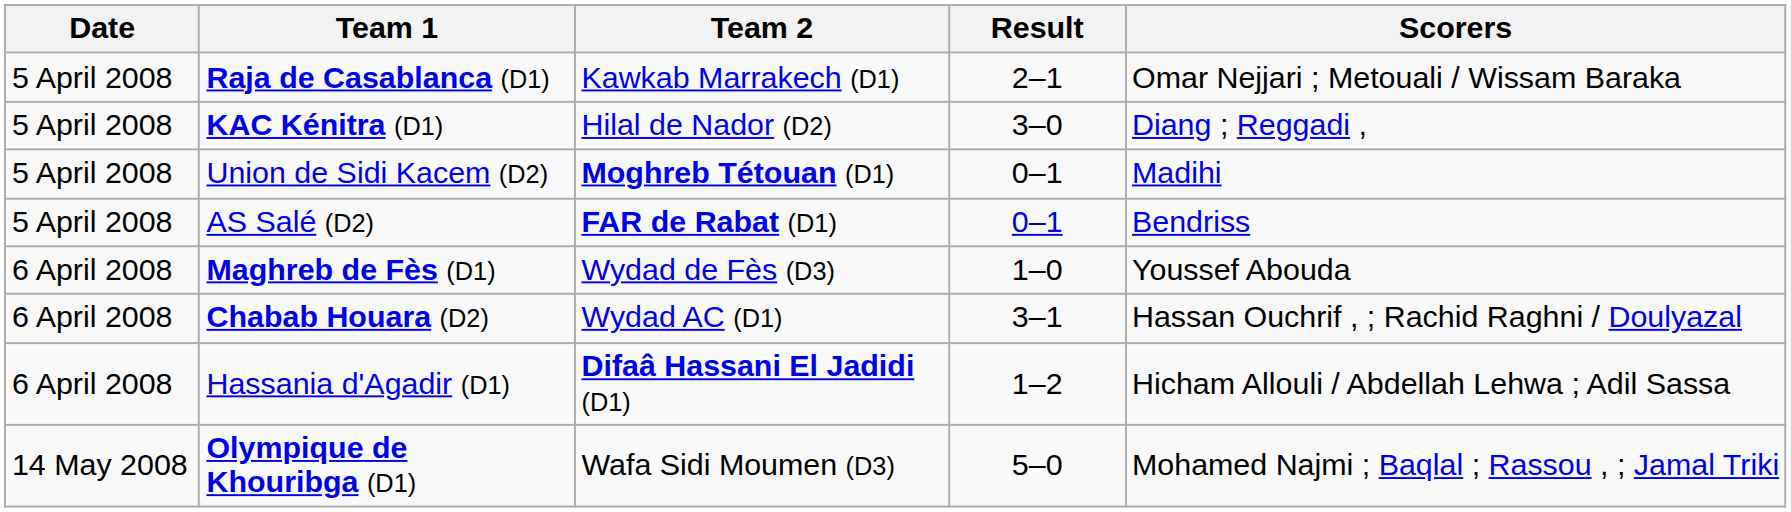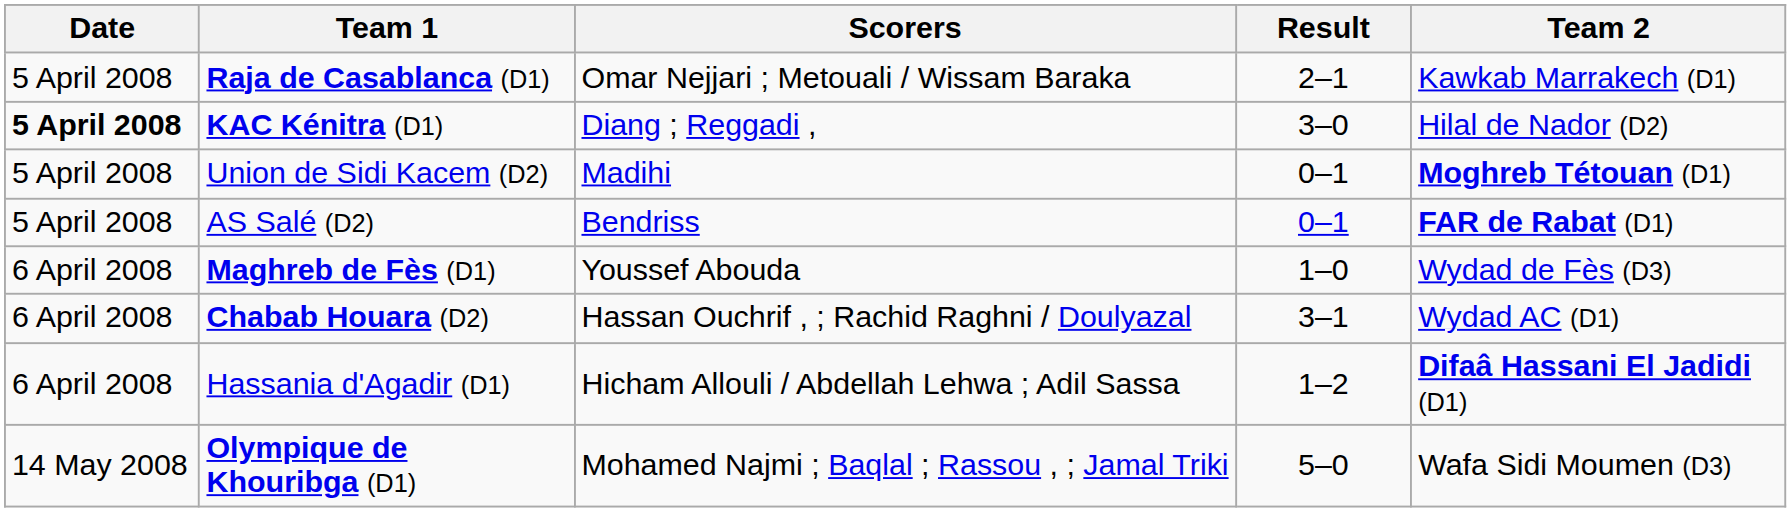columns swapped: (762, 28) <-> (1456, 28)
(92, 125) normal -> (97, 125) bold
